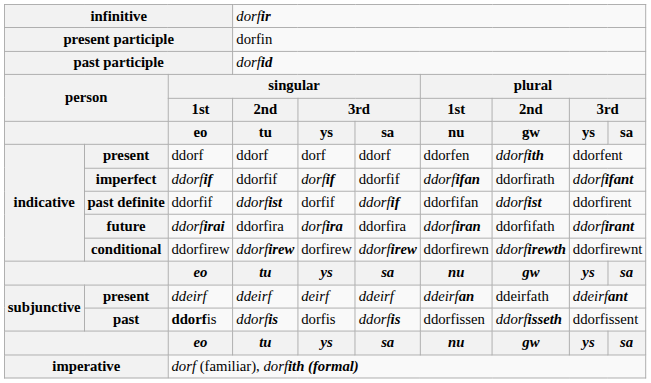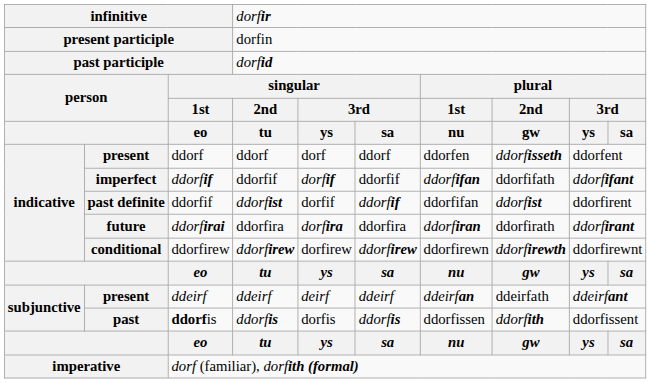(520, 156) ddorfith -> (529, 156) ddorfisseth
(525, 179) ddorfirath -> (525, 179) ddorfifath
(525, 226) ddorfifath -> (525, 226) ddorfirath
(529, 319) ddorfisseth -> (520, 319) ddorfith
